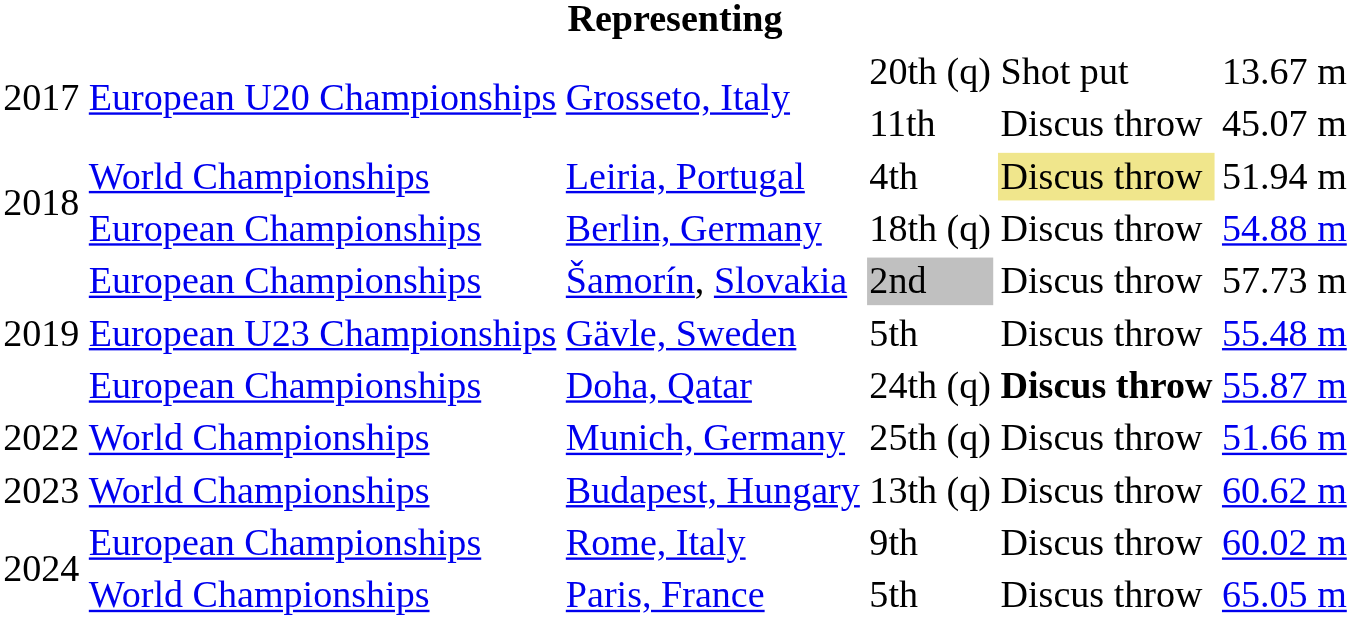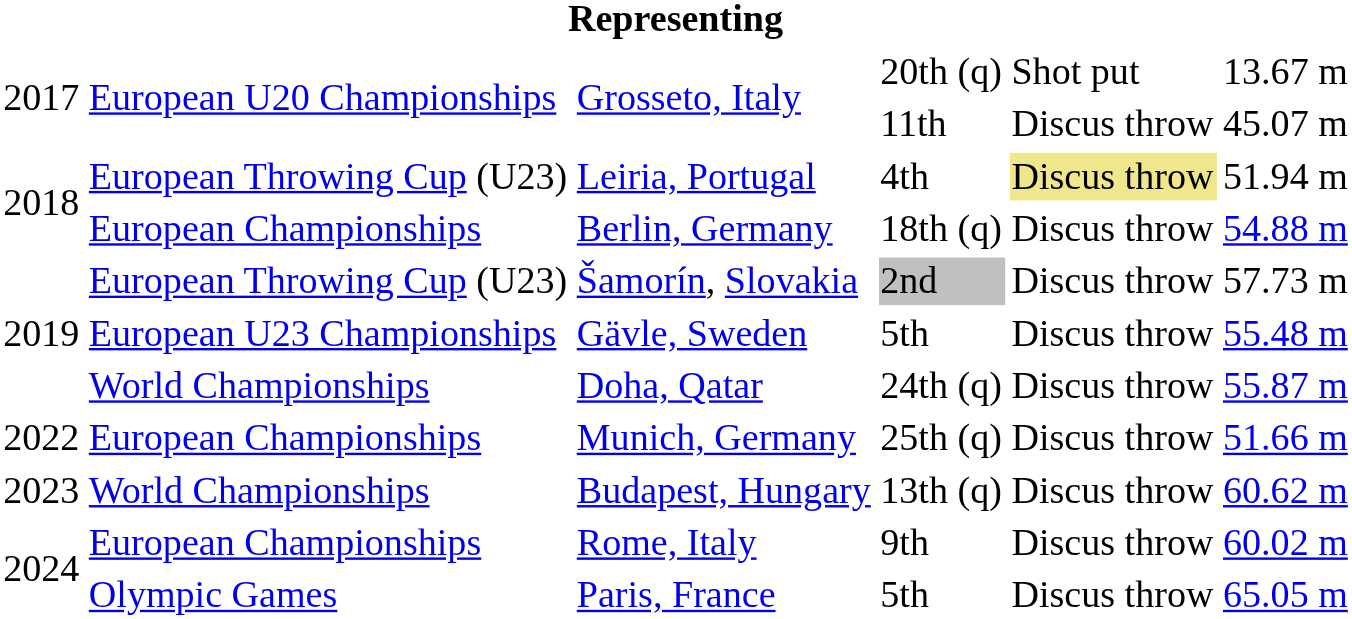(259, 175) World Championships -> (328, 175) European Throwing Cup (U23)
(285, 280) European Championships -> (328, 280) European Throwing Cup (U23)
(285, 385) European Championships -> (259, 385) World Championships
(1106, 385) bold -> (1112, 385) normal
(259, 437) World Championships -> (285, 437) European Championships
(259, 594) World Championships -> (213, 594) Olympic Games
